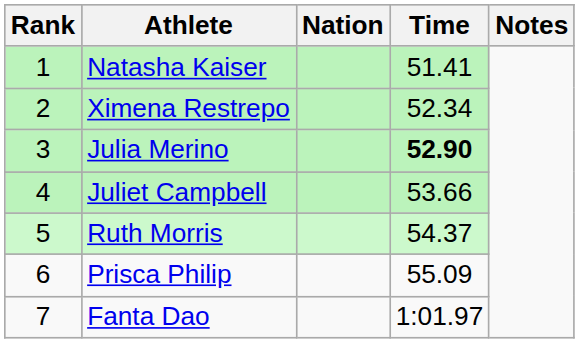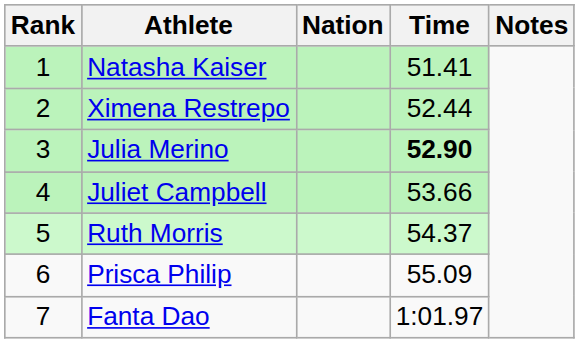(439, 108) 52.34 -> (439, 108) 52.44
